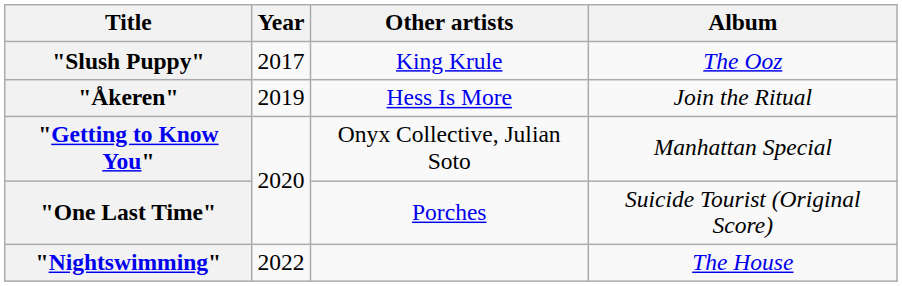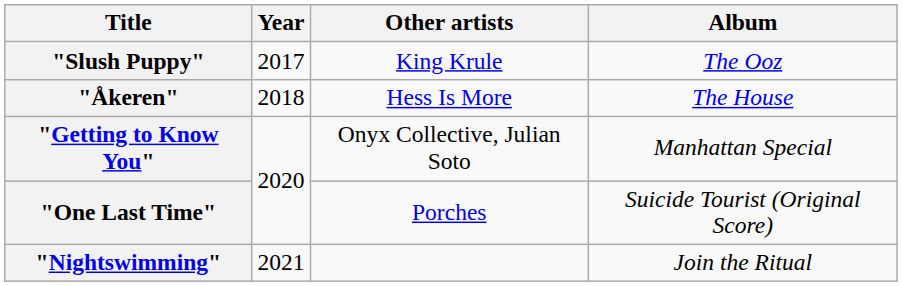(281, 97) 2019 -> (281, 97) 2018
(743, 97) Join the Ritual -> (743, 97) The House
(281, 262) 2022 -> (281, 262) 2021
(743, 262) The House -> (743, 262) Join the Ritual
